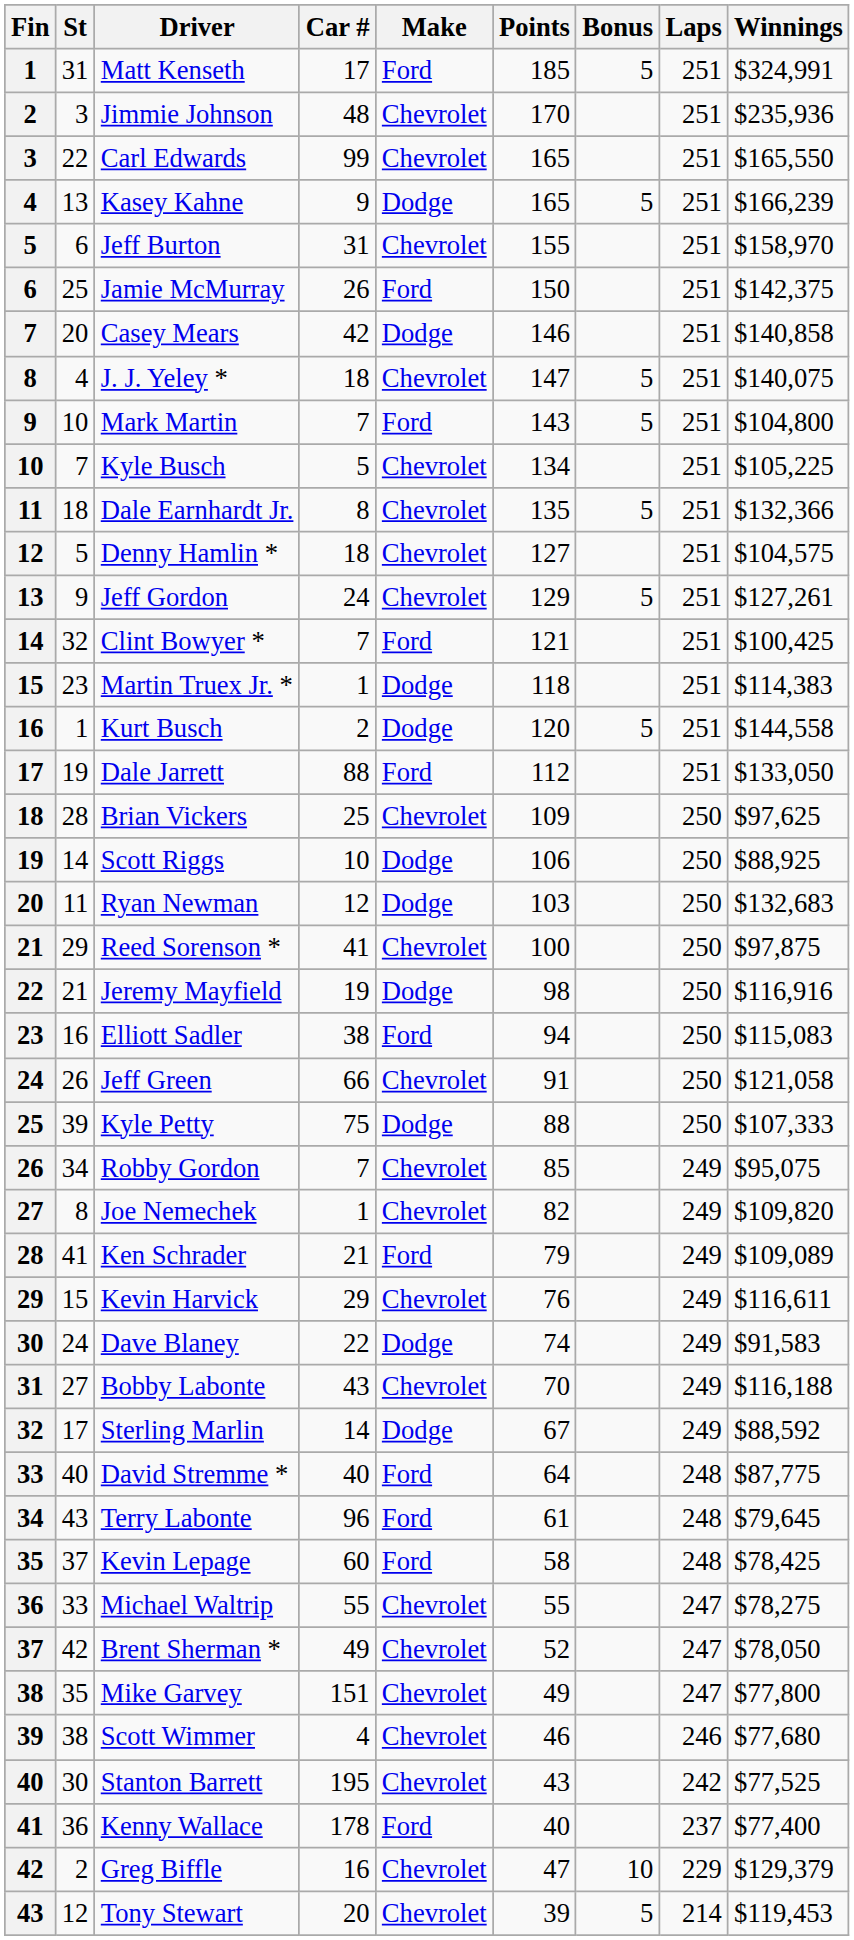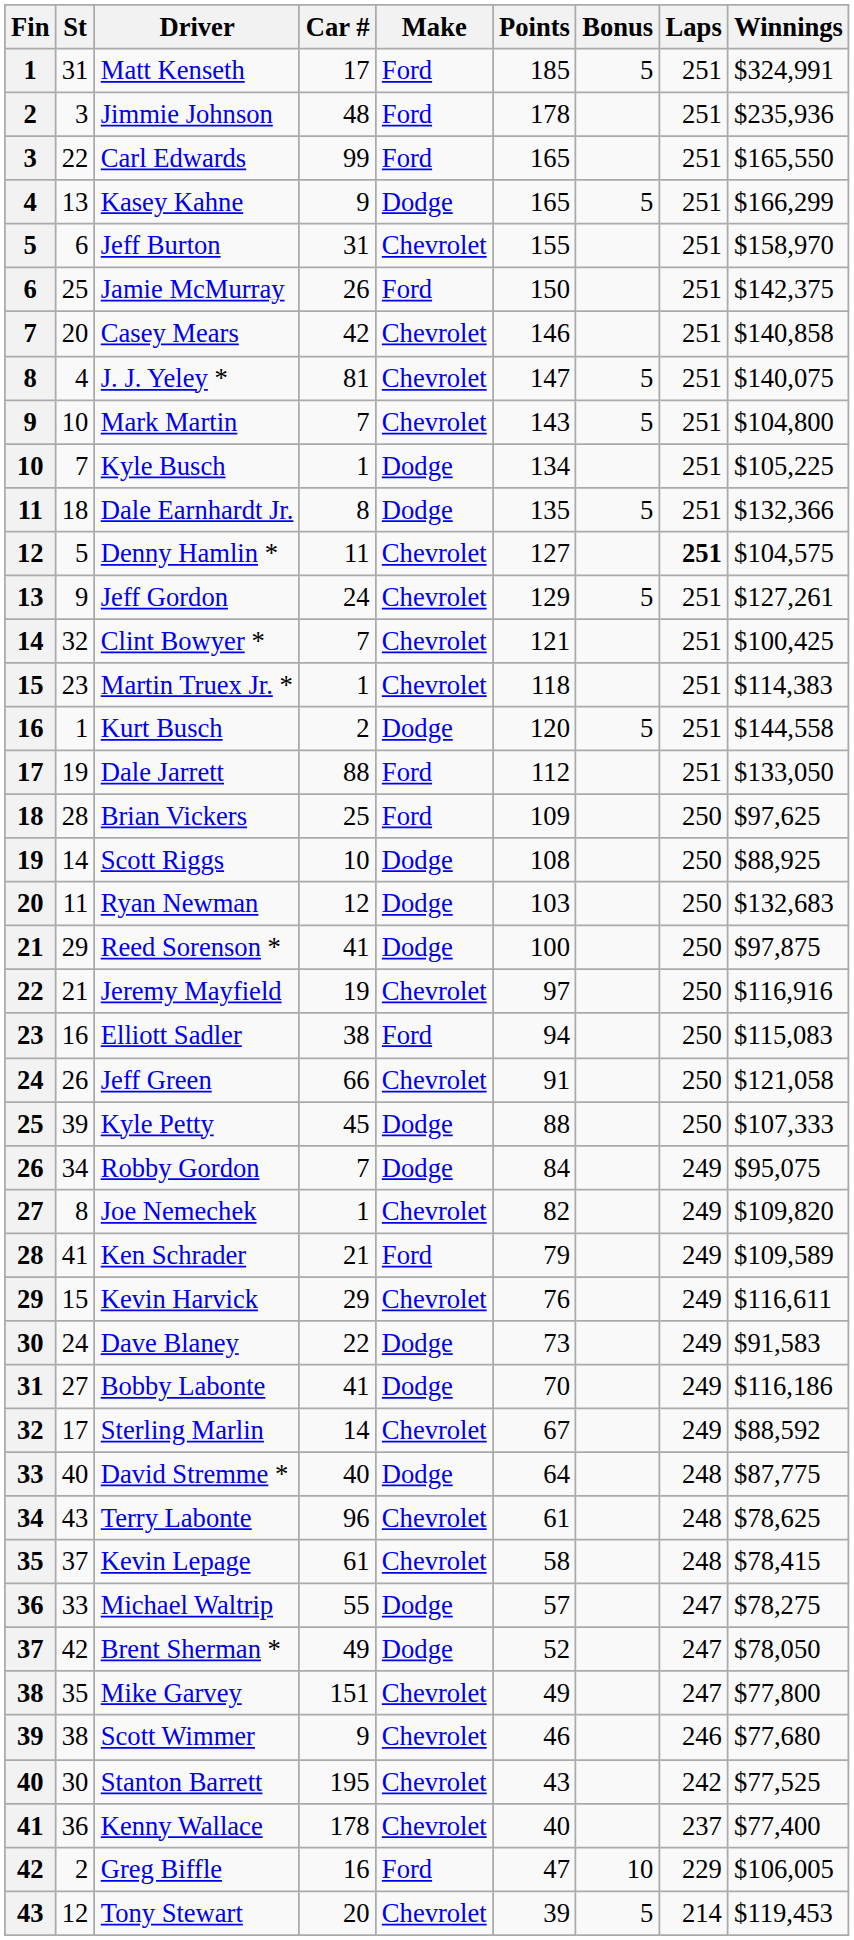(434, 114) Chevrolet -> (407, 114) Ford
(550, 114) 170 -> (550, 114) 178
(434, 158) Chevrolet -> (407, 158) Ford
(784, 202) $166,239 -> (784, 202) $166,299
(417, 333) Dodge -> (434, 333) Chevrolet
(356, 377) 18 -> (356, 377) 81
(407, 421) Ford -> (434, 421) Chevrolet
(363, 465) 5 -> (363, 465) 1
(434, 465) Chevrolet -> (417, 465) Dodge
(434, 509) Chevrolet -> (417, 509) Dodge
(356, 552) 18 -> (357, 552) 11
(702, 552) normal -> (702, 552) bold
(407, 640) Ford -> (434, 640) Chevrolet
(417, 684) Dodge -> (434, 684) Chevrolet
(434, 816) Chevrolet -> (407, 816) Ford
(550, 859) 106 -> (550, 859) 108
(434, 947) Chevrolet -> (417, 947) Dodge
(417, 991) Dodge -> (434, 991) Chevrolet
(557, 991) 98 -> (557, 991) 97
(356, 1123) 75 -> (356, 1123) 45
(434, 1166) Chevrolet -> (417, 1166) Dodge
(557, 1166) 85 -> (557, 1166) 84
(784, 1254) $109,089 -> (784, 1254) $109,589
(557, 1342) 74 -> (557, 1342) 73
(356, 1386) 43 -> (356, 1386) 41
(434, 1386) Chevrolet -> (417, 1386) Dodge
(783, 1386) $116,188 -> (783, 1386) $116,186
(417, 1430) Dodge -> (434, 1430) Chevrolet
(407, 1473) Ford -> (417, 1473) Dodge
(407, 1517) Ford -> (434, 1517) Chevrolet
(777, 1517) $79,645 -> (777, 1517) $78,625
(356, 1561) 60 -> (356, 1561) 61
(407, 1561) Ford -> (434, 1561) Chevrolet
(777, 1561) $78,425 -> (777, 1561) $78,415
(434, 1605) Chevrolet -> (417, 1605) Dodge
(557, 1605) 55 -> (557, 1605) 57
(434, 1649) Chevrolet -> (417, 1649) Dodge
(363, 1737) 4 -> (363, 1737) 9
(407, 1824) Ford -> (434, 1824) Chevrolet
(434, 1868) Chevrolet -> (407, 1868) Ford
(784, 1868) $129,379 -> (784, 1868) $106,005
